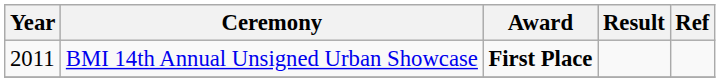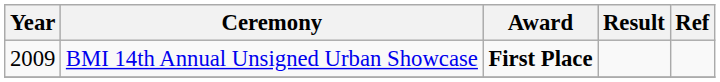(32, 58) 2011 -> (33, 58) 2009
